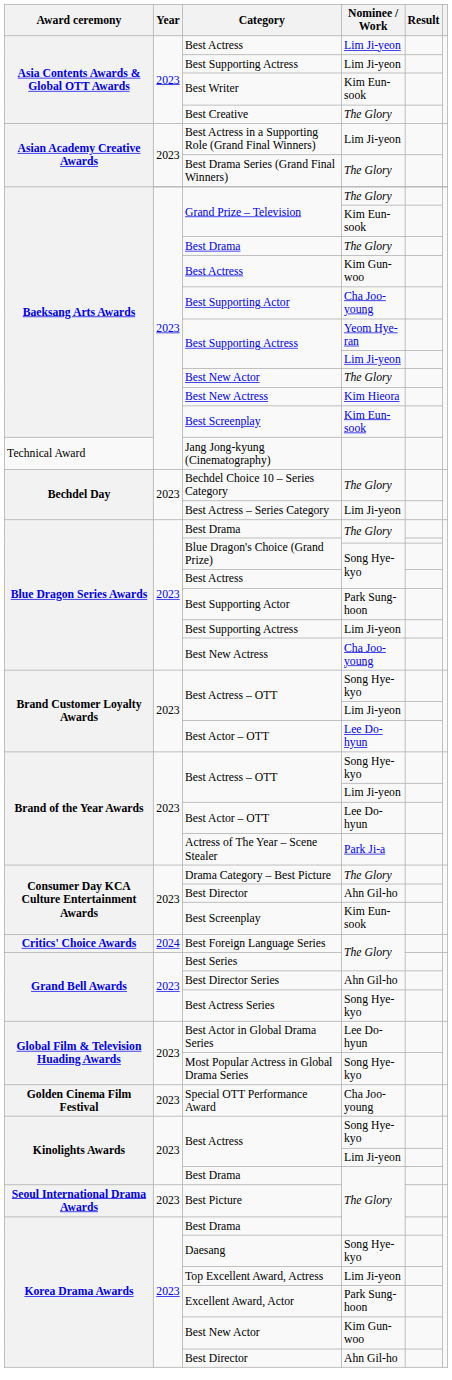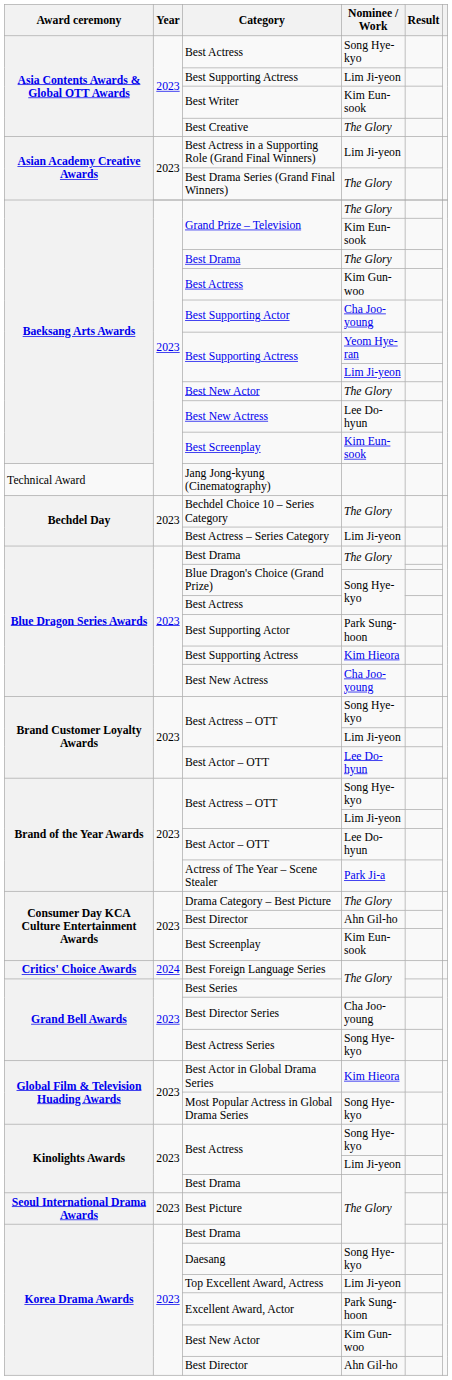(372, 45) Lim Ji-yeon -> (369, 51) Song Hye-kyo
(372, 396) Kim Hieora -> (363, 416) Lee Do-hyun
(372, 629) Lim Ji-yeon -> (372, 655) Kim Hieora
(371, 980) Ahn Gil-ho -> (365, 1013) Cha Joo-young
(363, 1037) Lee Do-hyun -> (372, 1076) Kim Hieora
- row: (79, 1100)
